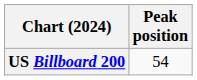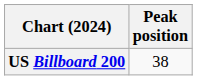(160, 61) 54 -> (160, 61) 38
